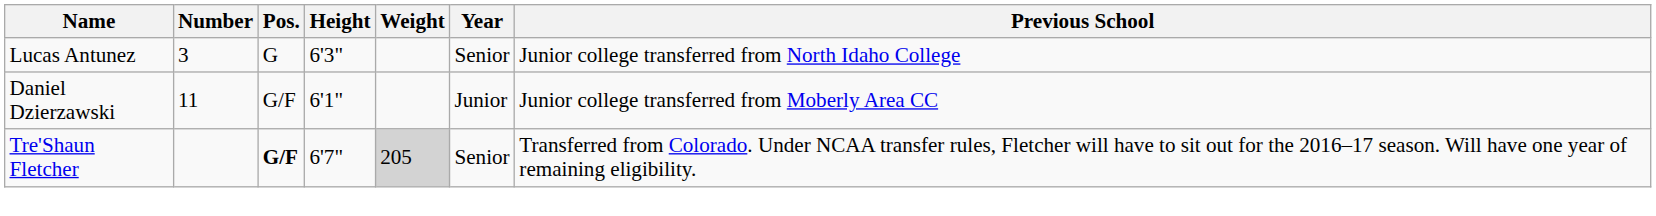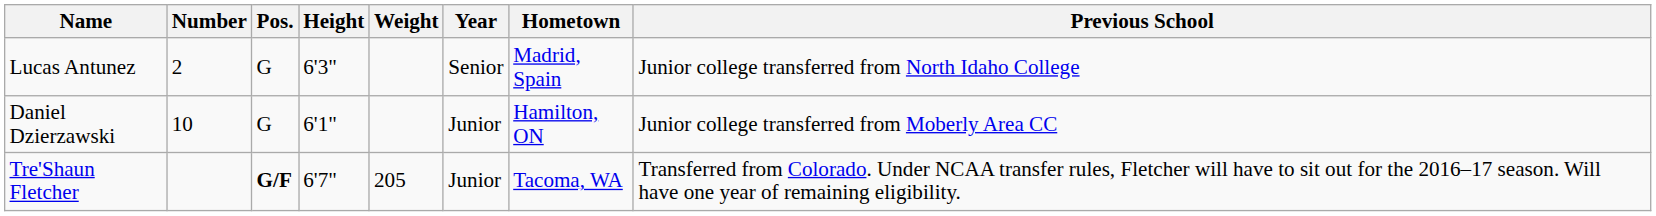+ column: (571, 21)
(183, 54) 3 -> (177, 66) 2
(188, 100) 11 -> (182, 123) 10
(279, 100) G/F -> (264, 123) G
(396, 157) lightgrey background -> (390, 181) no background
(482, 157) Senior -> (475, 181) Junior
